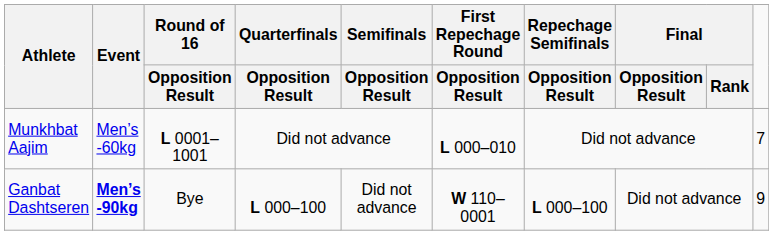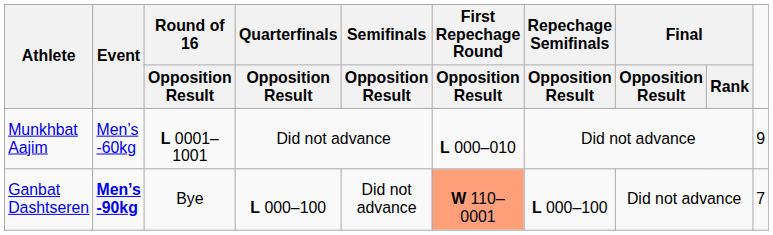(761, 138) 7 -> (761, 138) 9
(478, 208) no background -> (478, 208) lightsalmon background
(761, 199) 9 -> (761, 199) 7
